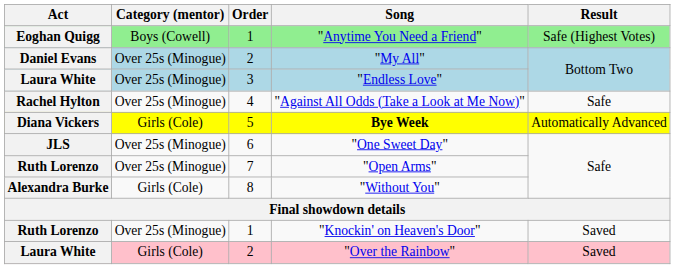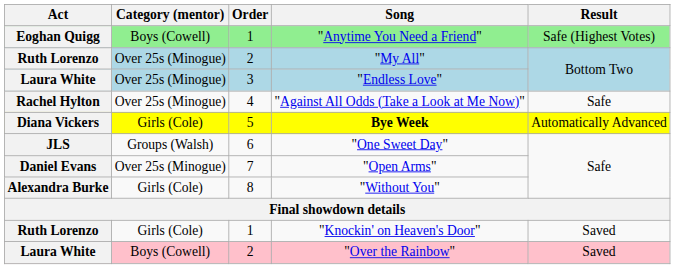(58, 58) Daniel Evans -> (58, 58) Ruth Lorenzo
(170, 144) Over 25s (Minogue) -> (170, 144) Groups (Walsh)
(58, 166) Ruth Lorenzo -> (58, 166) Daniel Evans
(170, 230) Over 25s (Minogue) -> (170, 230) Girls (Cole)
(170, 252) Girls (Cole) -> (170, 252) Boys (Cowell)
